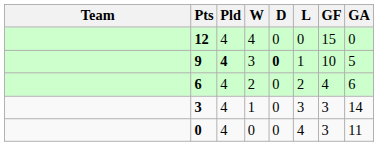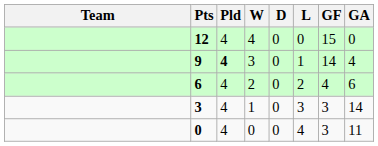(276, 61) bold -> (276, 61) normal
(329, 61) 10 -> (329, 61) 14
(352, 61) 5 -> (352, 61) 4
